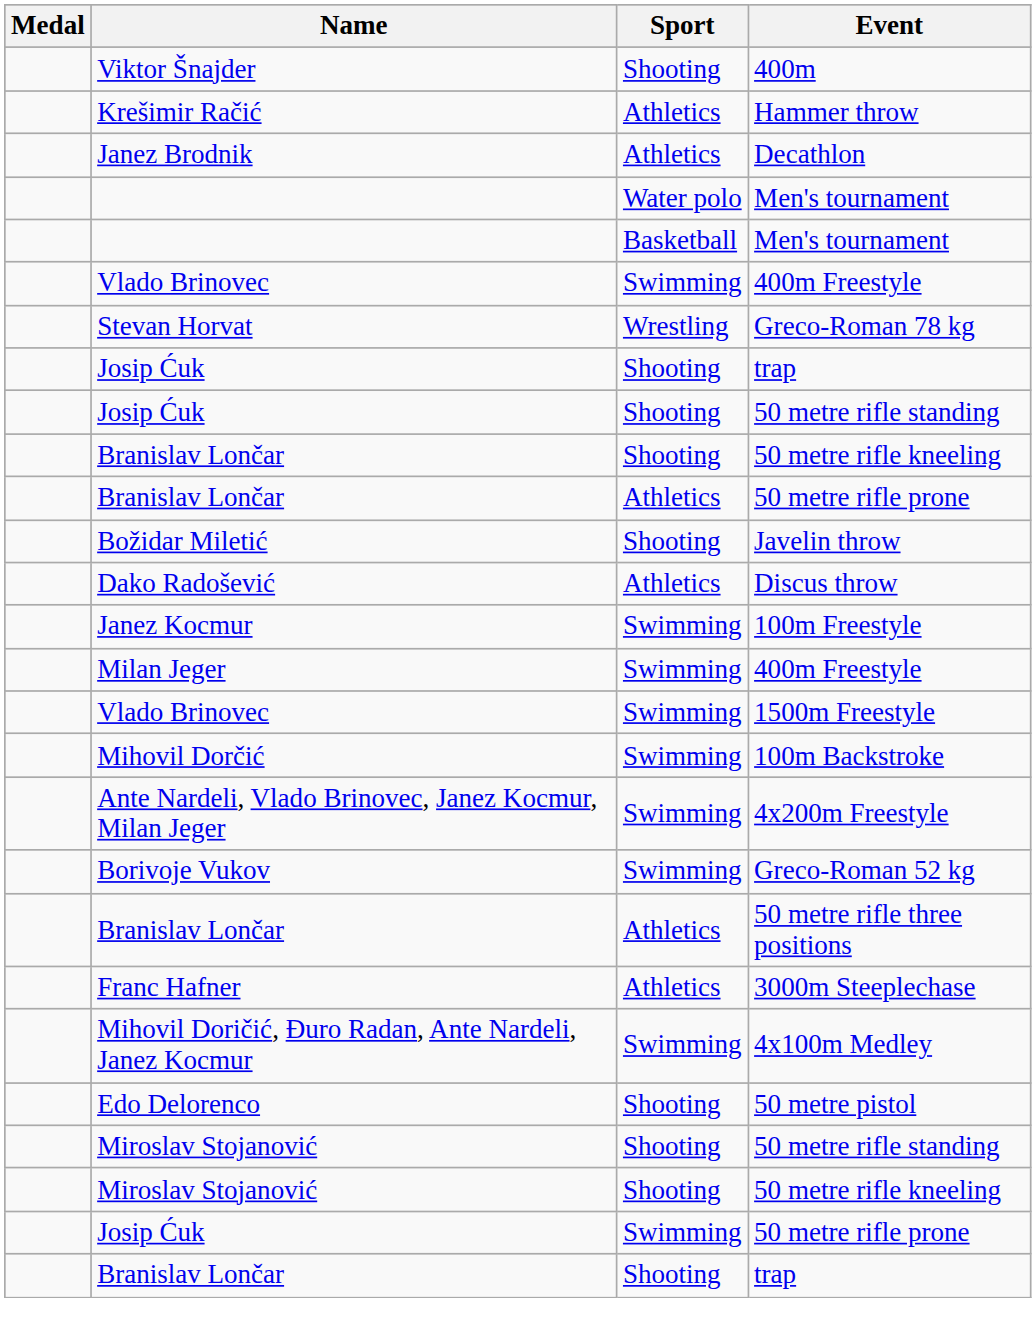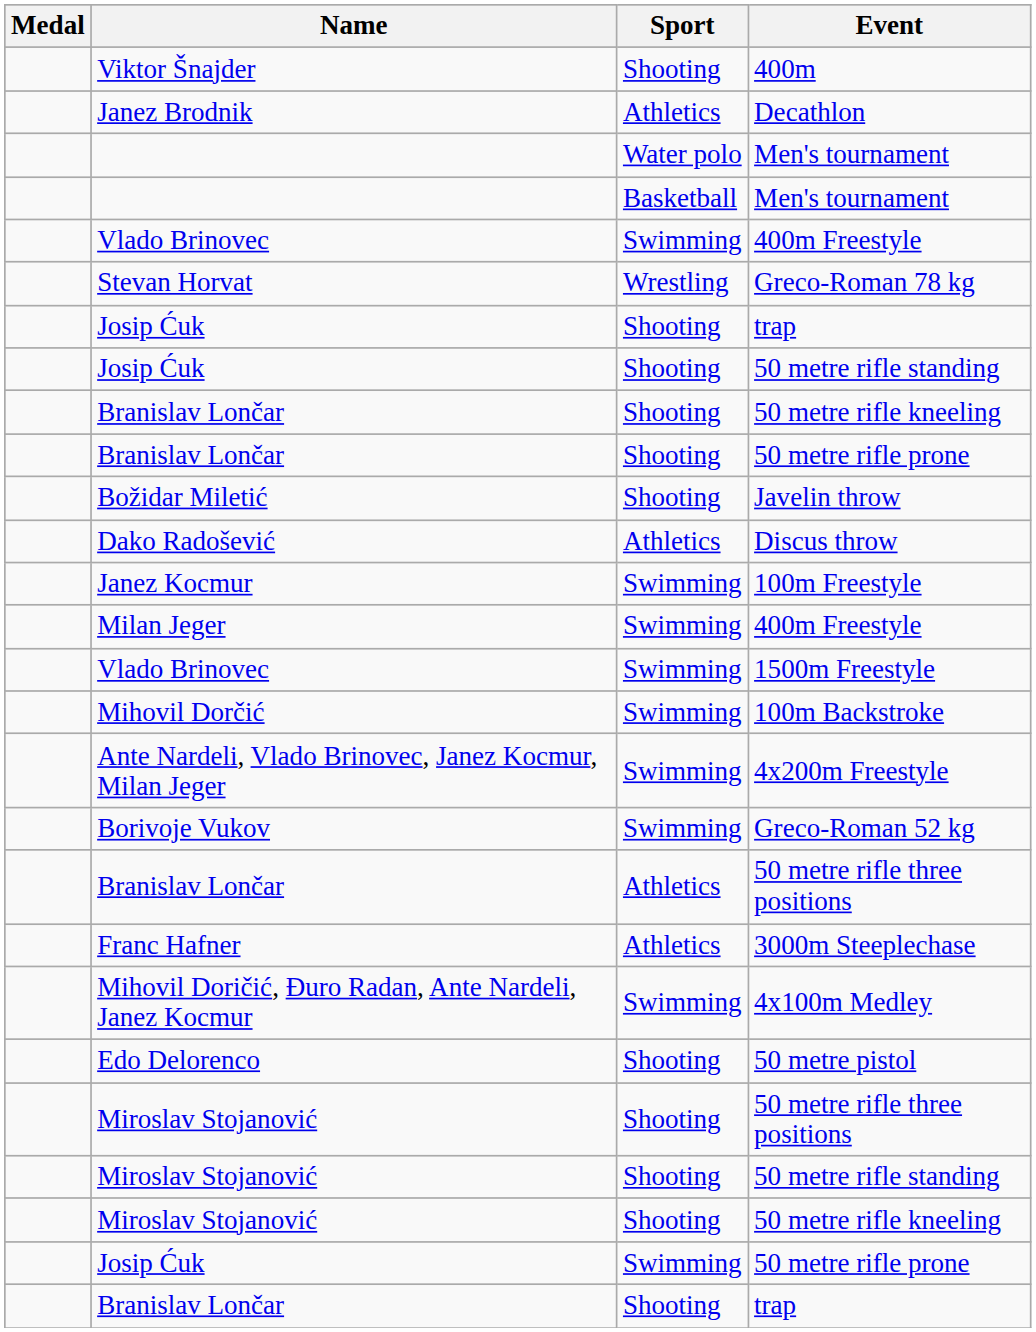- row: (179, 111)
(672, 497) Athletics -> (672, 454) Shooting
+ row: (207, 1118)
